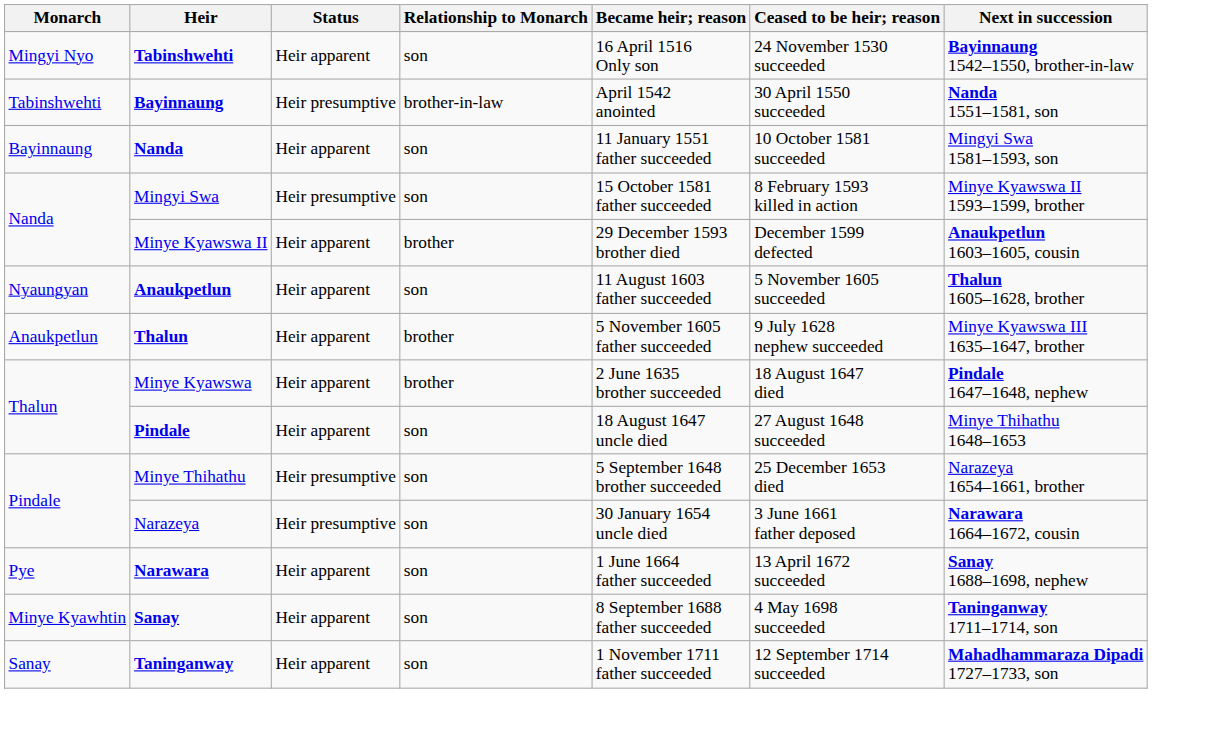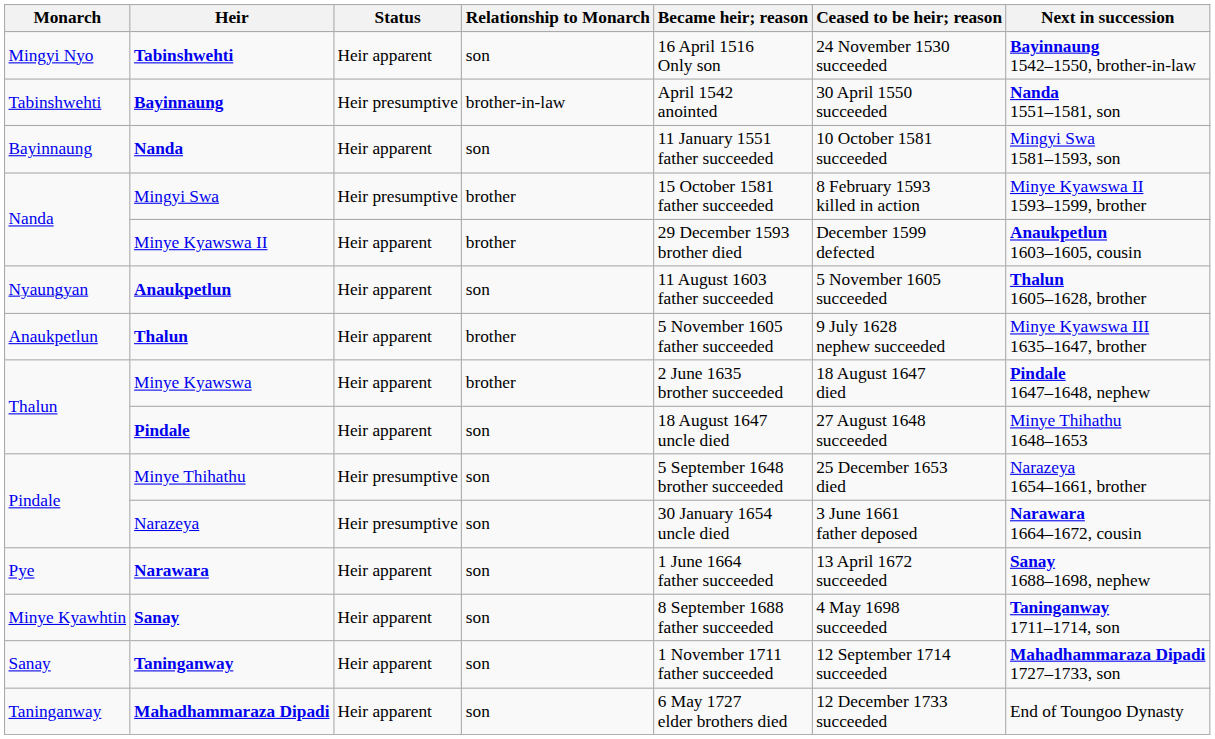(416, 195) son -> (491, 195) brother
+ row: (232, 711)
